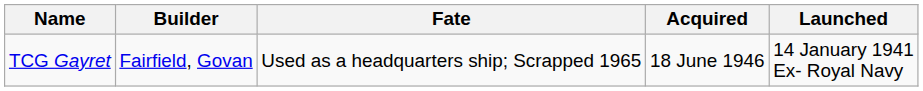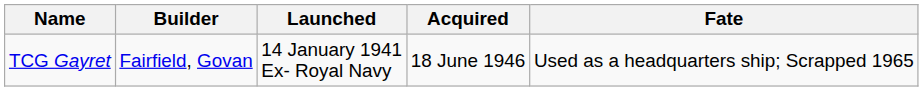columns swapped: (843, 19) <-> (451, 19)
